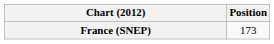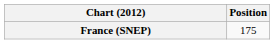(248, 30) 173 -> (248, 30) 175
